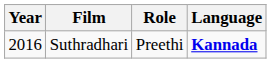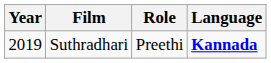(25, 44) 2016 -> (25, 44) 2019
